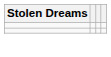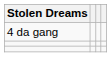+ row: (33, 31)
